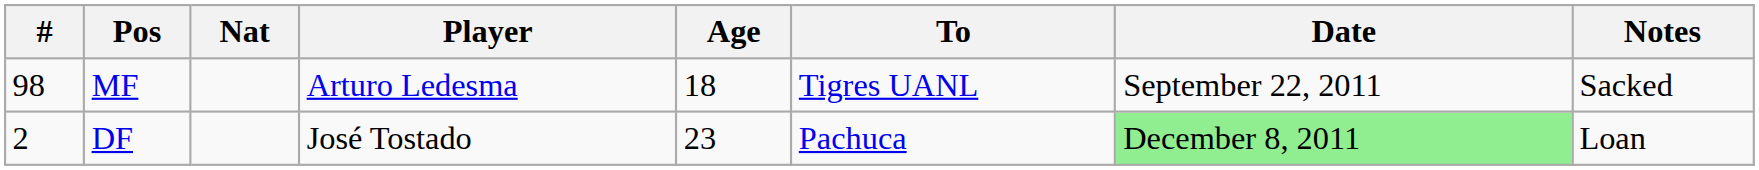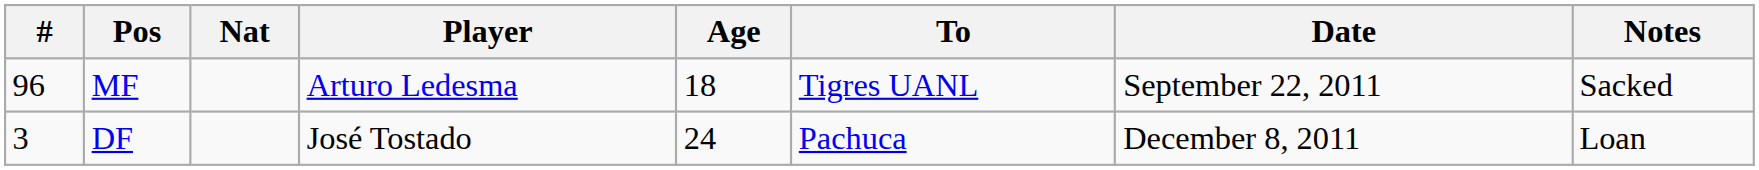(29, 84) 98 -> (29, 84) 96
(21, 138) 2 -> (21, 138) 3
(700, 138) 23 -> (700, 138) 24
(1242, 138) lightgreen background -> (1242, 138) no background
